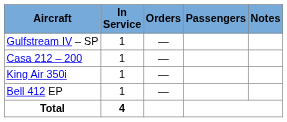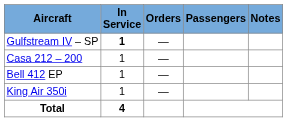(122, 41) normal -> (122, 41) bold
rows swapped: (37, 75) <-> (35, 91)
